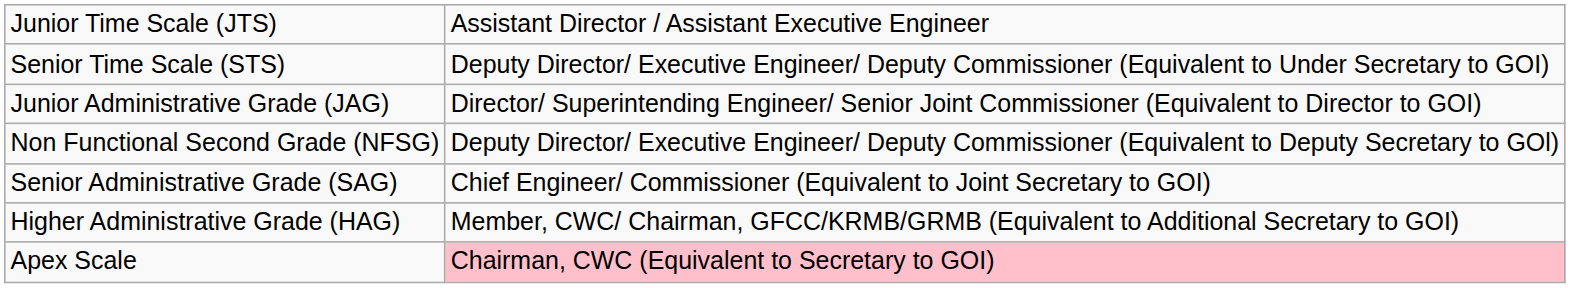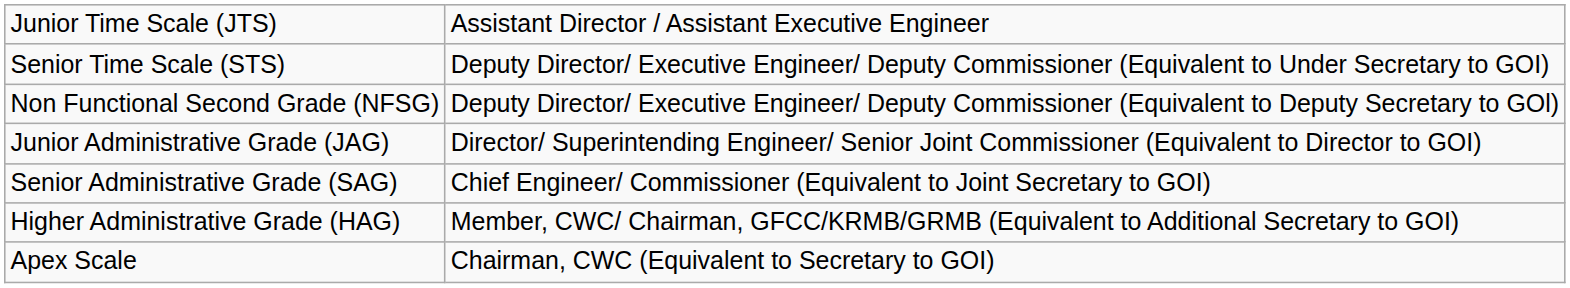rows swapped: (225, 143) <-> (200, 103)
(723, 261) pink background -> (723, 261) no background
